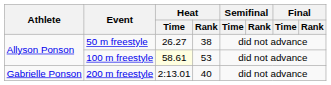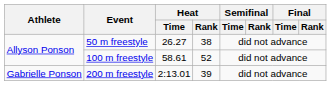(174, 58) lightyellow background -> (174, 58) no background
(206, 58) 53 -> (206, 58) 52
(206, 73) 40 -> (206, 73) 39
